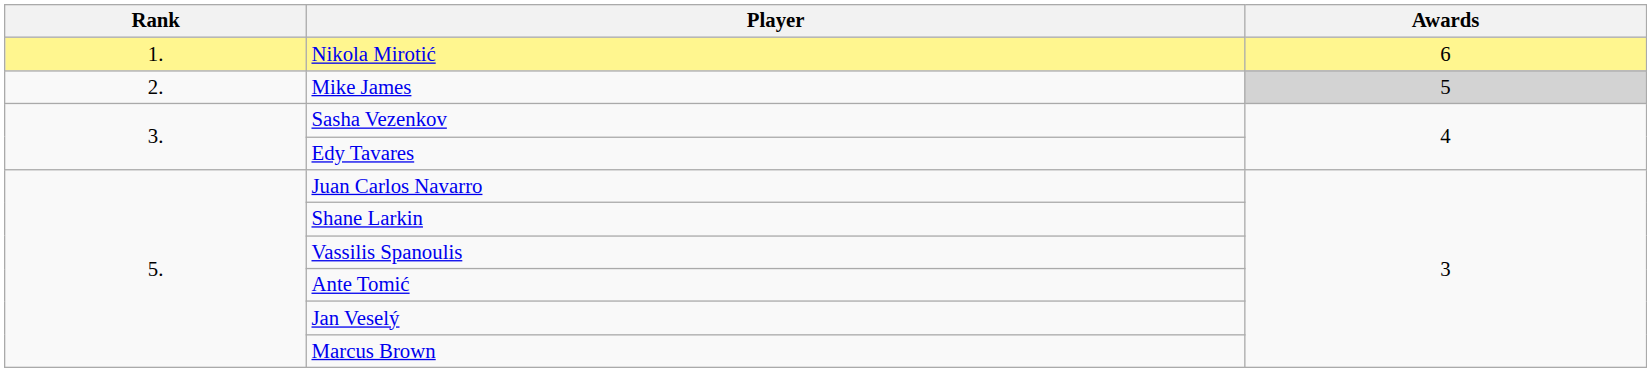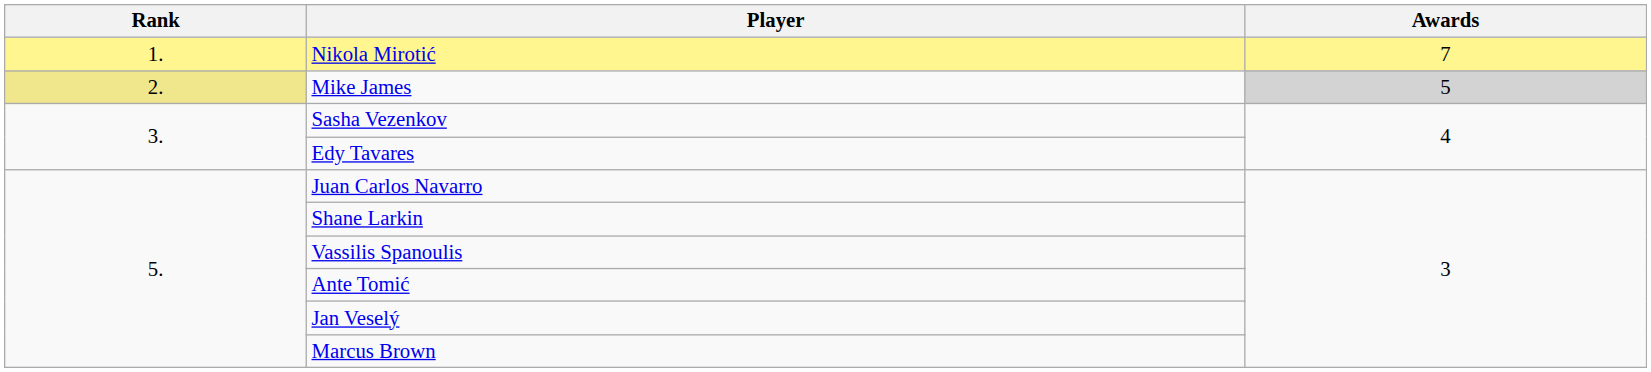(1446, 53) 6 -> (1446, 53) 7
(156, 86) no background -> (156, 86) khaki background
